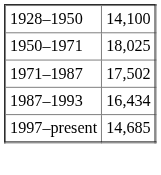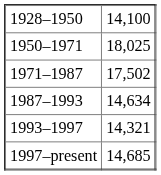(128, 100) 16,434 -> (128, 100) 14,634
+ row: (46, 127)
